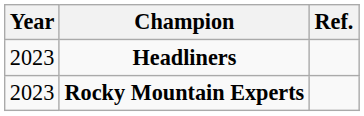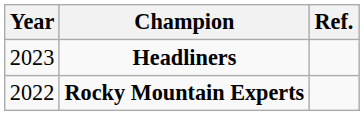(32, 92) 2023 -> (32, 92) 2022
